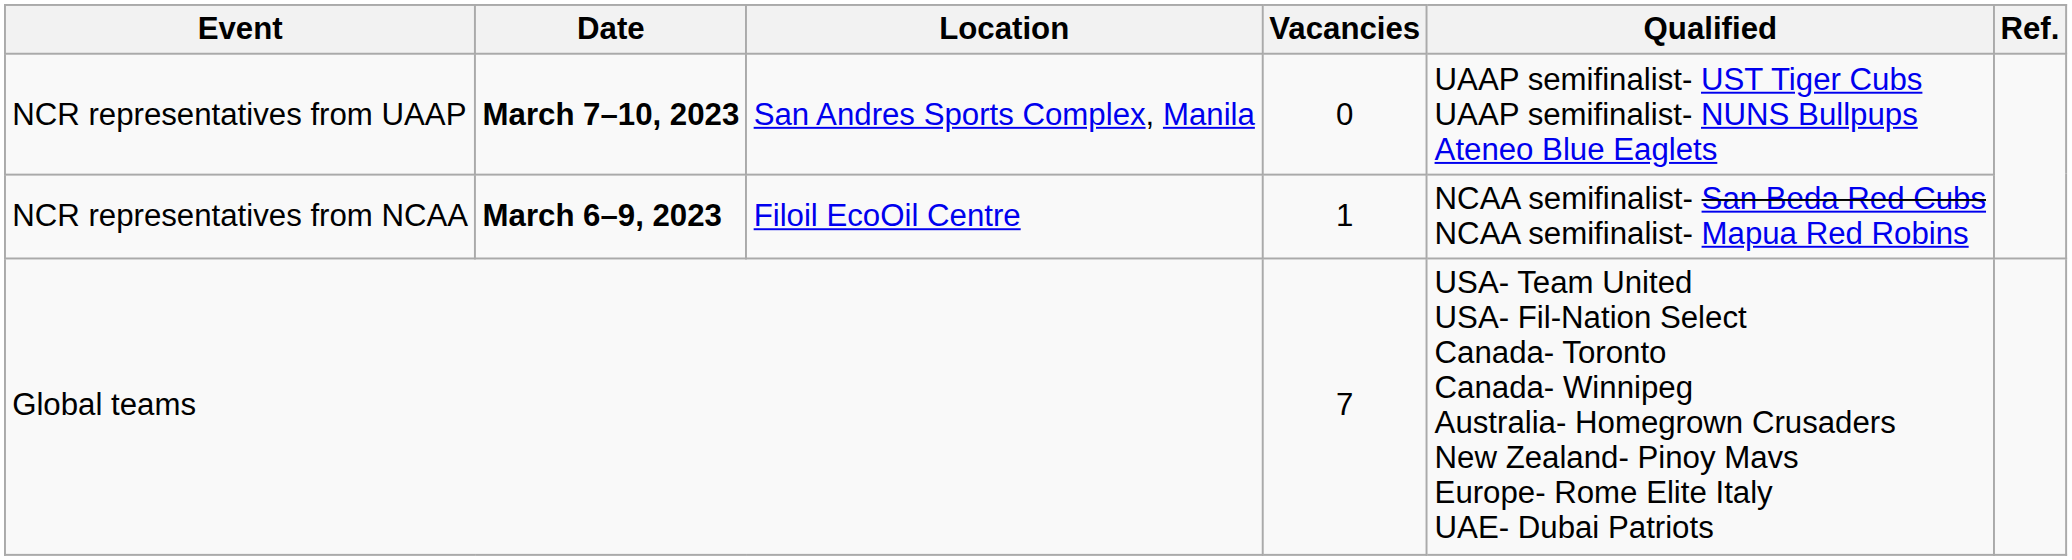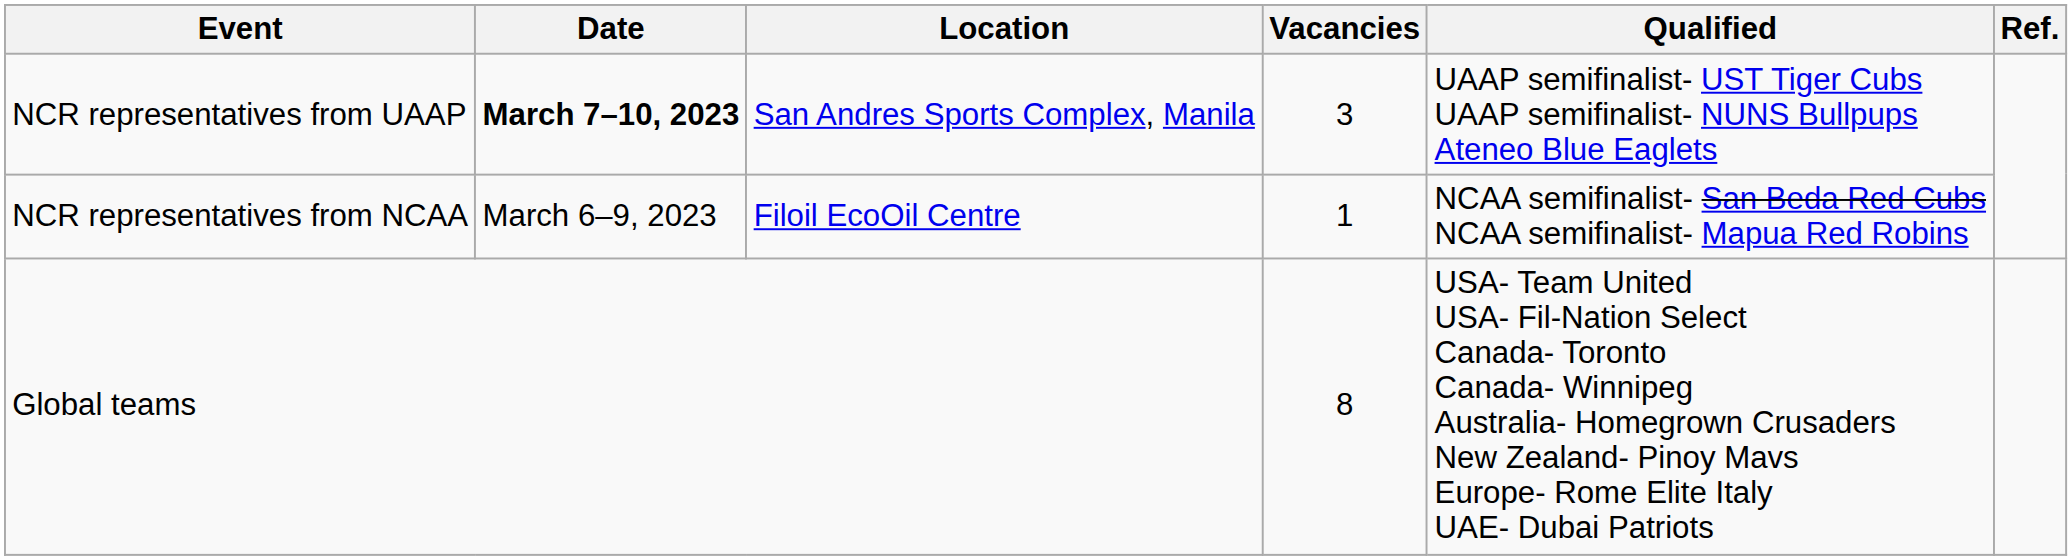(1345, 113) 0 -> (1345, 113) 3
(602, 215) bold -> (600, 215) normal
(1345, 405) 7 -> (1345, 405) 8
